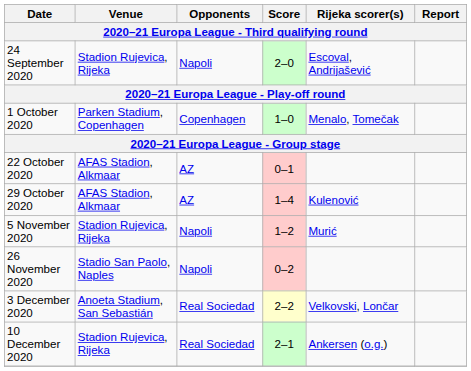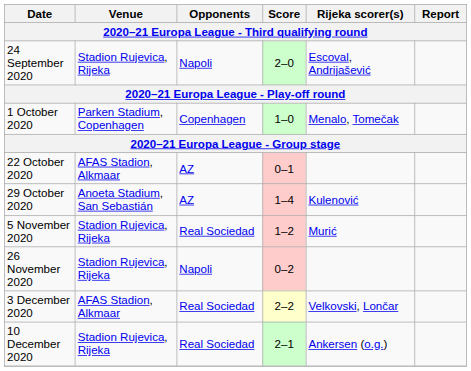(115, 200) AFAS Stadion, Alkmaar -> (120, 200) Anoeta Stadium, San Sebastián
(196, 231) Napoli -> (217, 231) Real Sociedad
(124, 269) Stadio San Paolo, Naples -> (123, 269) Stadion Rujevica, Rijeka
(120, 306) Anoeta Stadium, San Sebastián -> (115, 306) AFAS Stadion, Alkmaar
